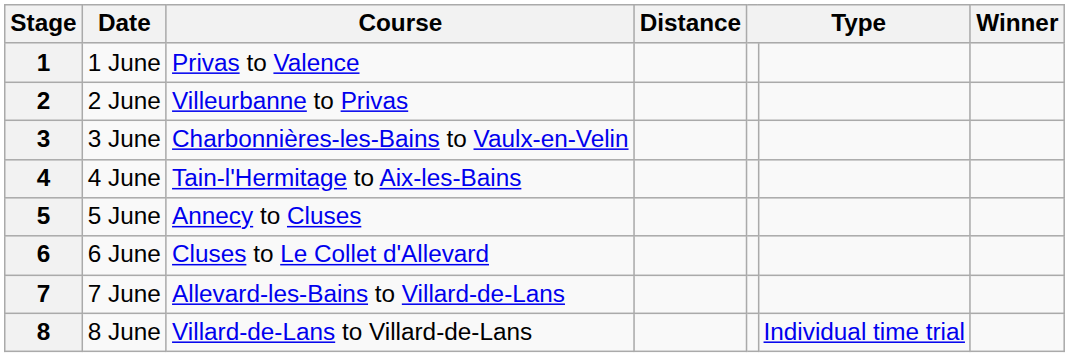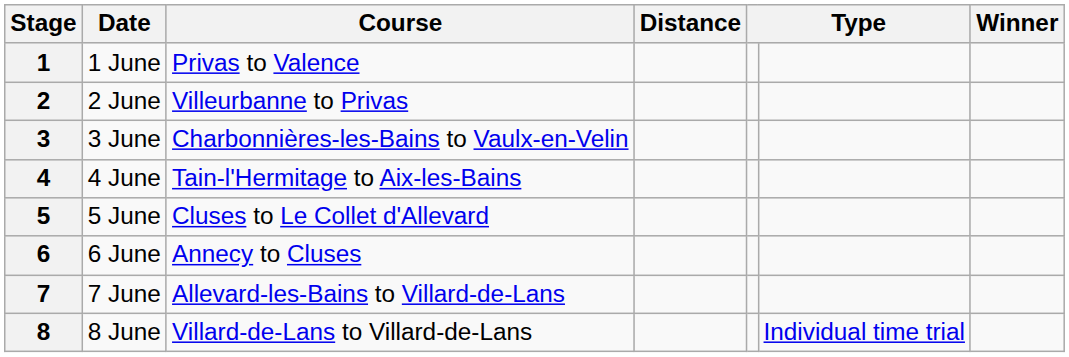(267, 216) Annecy to Cluses -> (331, 216) Cluses to Le Collet d'Allevard
(331, 255) Cluses to Le Collet d'Allevard -> (267, 255) Annecy to Cluses
